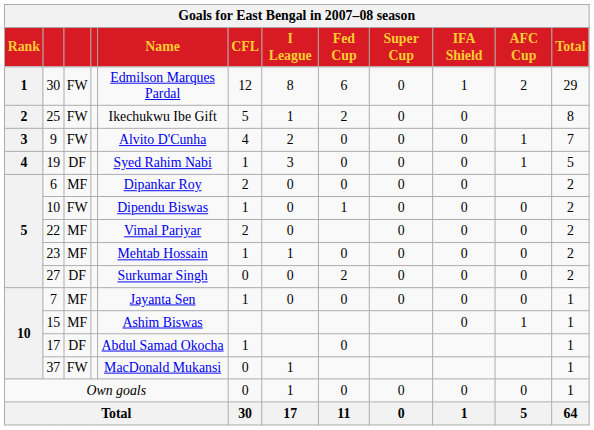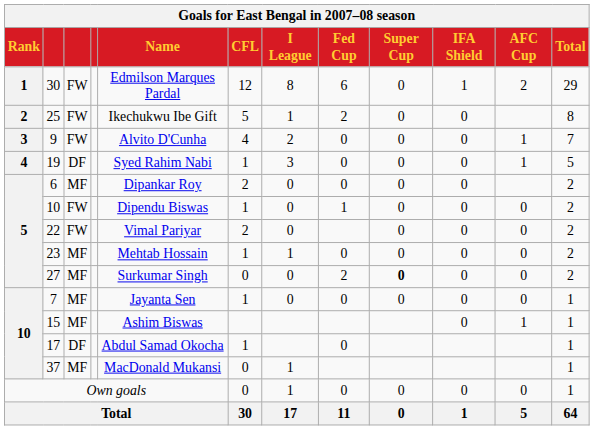(77, 231) MF -> (77, 231) FW
(77, 276) DF -> (77, 276) MF
(401, 276) normal -> (401, 276) bold
(77, 368) FW -> (77, 368) MF
